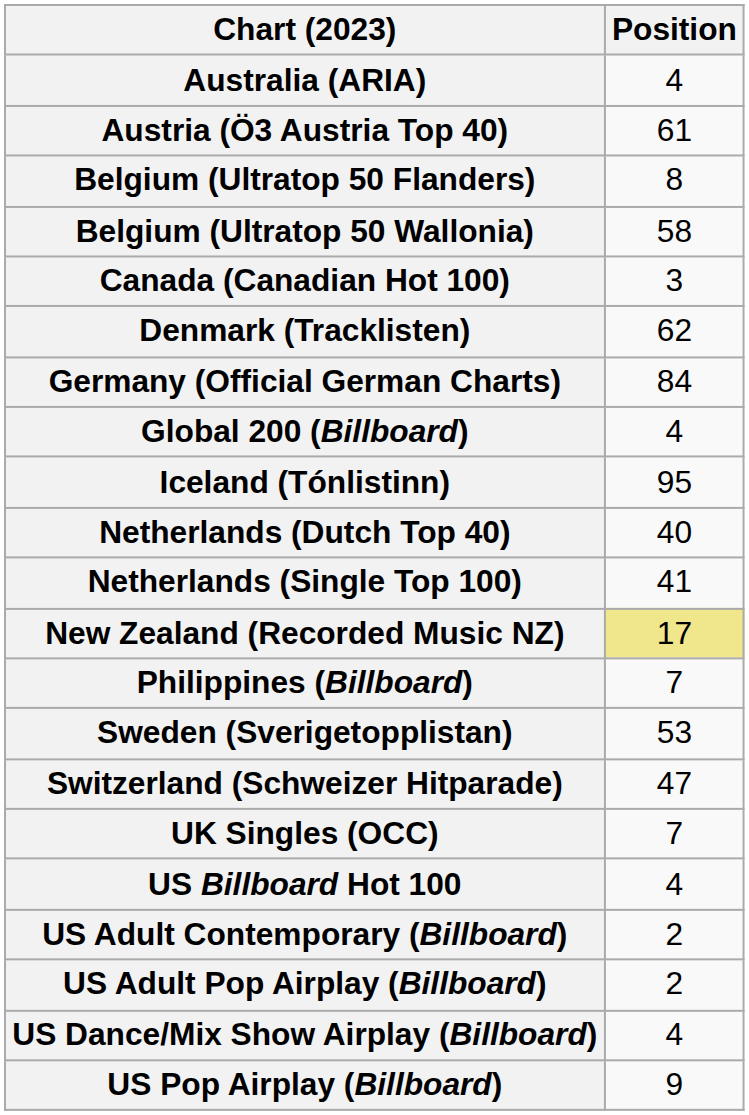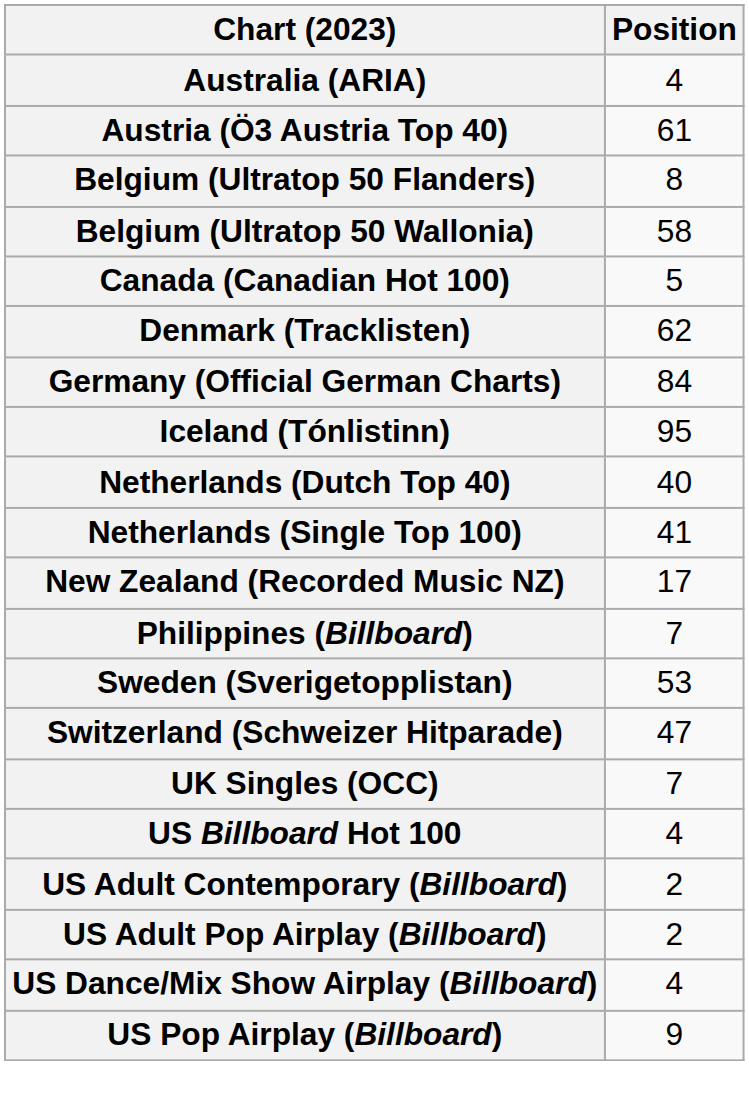(674, 280) 3 -> (674, 280) 5
- row: (305, 431)
(674, 632) khaki background -> (674, 582) no background
